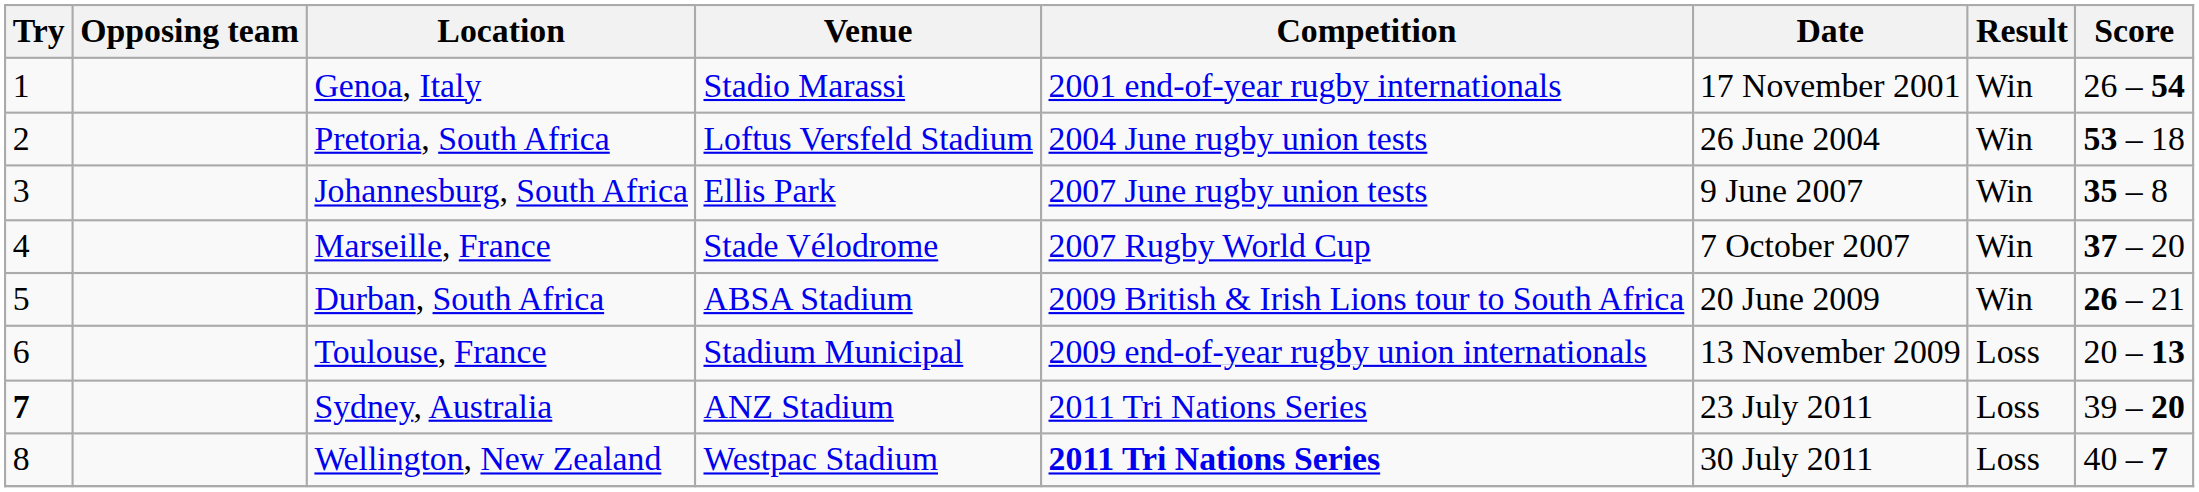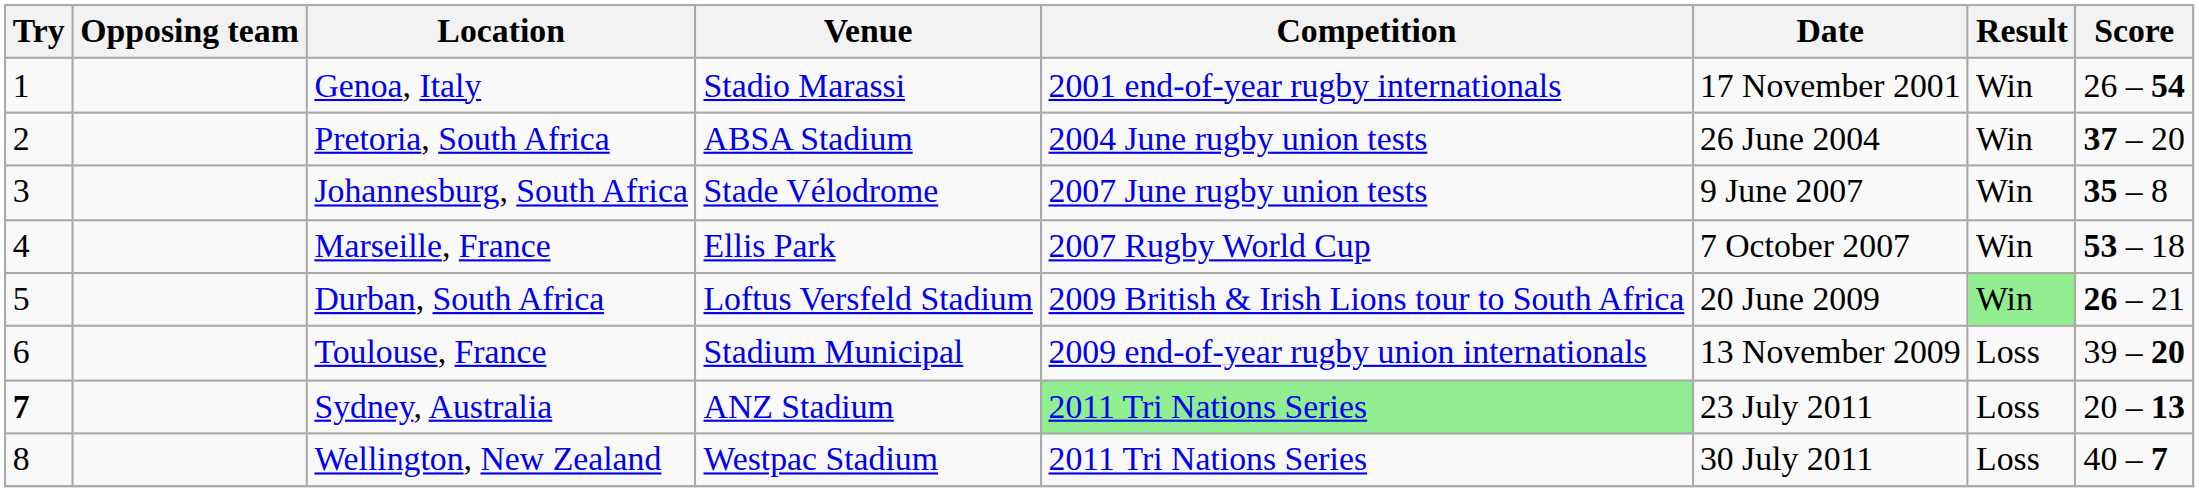(868, 138) Loftus Versfeld Stadium -> (808, 138) ABSA Stadium
(2134, 138) 53 – 18 -> (2134, 138) 37 – 20
(770, 191) Ellis Park -> (821, 191) Stade Vélodrome
(821, 245) Stade Vélodrome -> (770, 245) Ellis Park
(2134, 245) 37 – 20 -> (2134, 245) 53 – 18
(808, 298) ABSA Stadium -> (868, 298) Loftus Versfeld Stadium
(2004, 298) no background -> (2004, 298) lightgreen background
(2134, 352) 20 – 13 -> (2134, 352) 39 – 20
(1208, 406) no background -> (1208, 406) lightgreen background
(2134, 406) 39 – 20 -> (2134, 406) 20 – 13
(1214, 459) bold -> (1208, 459) normal
